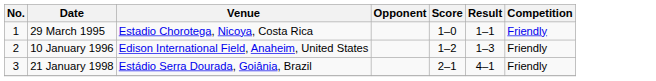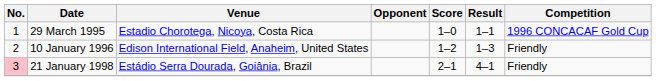(527, 31) Friendly -> (578, 31) 1996 CONCACAF Gold Cup
(16, 66) no background -> (16, 66) pink background
